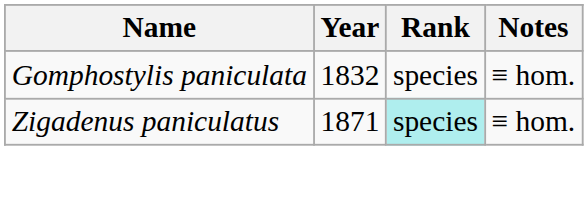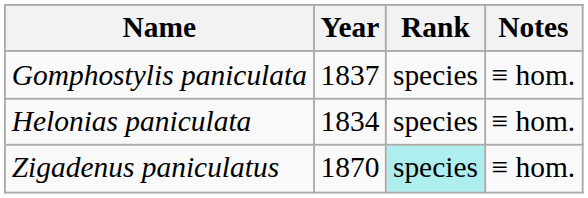(350, 74) 1832 -> (350, 74) 1837
+ row: (132, 121)
(350, 121) 1871 -> (350, 167) 1870
